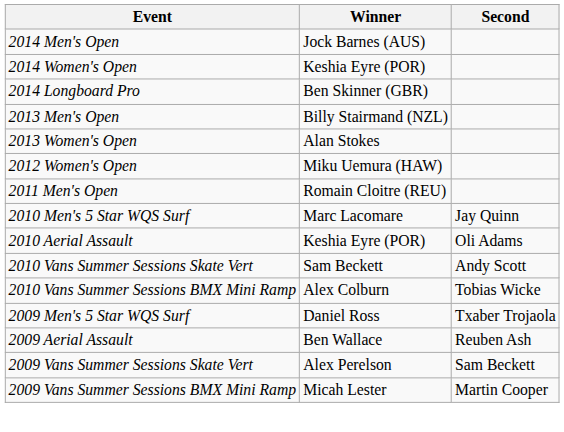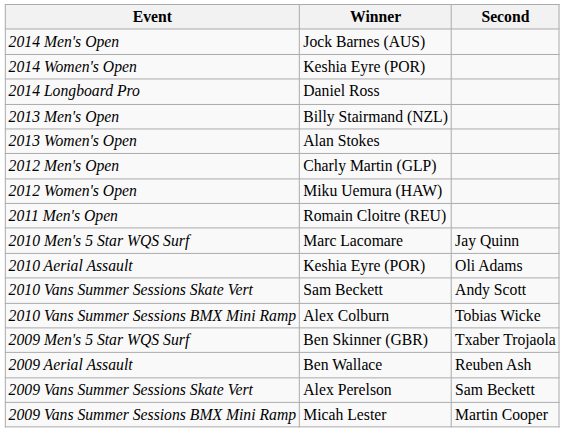(366, 91) Ben Skinner (GBR) -> (341, 91) Daniel Ross
+ row: (64, 166)
(341, 315) Daniel Ross -> (366, 340) Ben Skinner (GBR)
